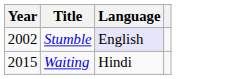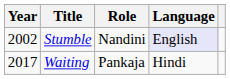+ column: (122, 16)
(23, 62) 2015 -> (23, 62) 2017
